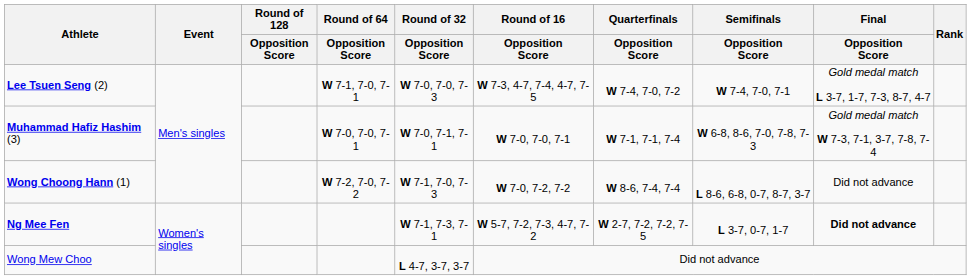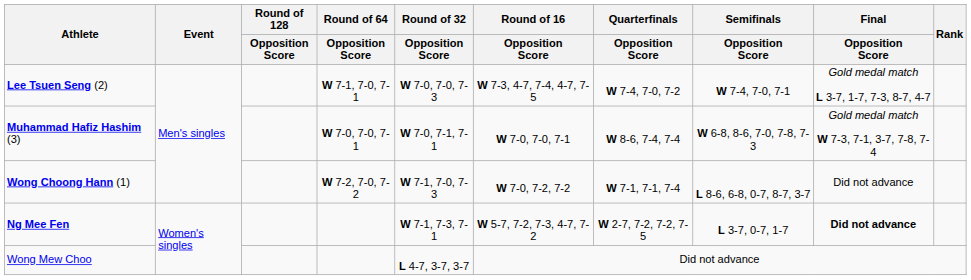(643, 140) W 7-1, 7-1, 7-4 -> (643, 140) W 8-6, 7-4, 7-4
(643, 188) W 8-6, 7-4, 7-4 -> (643, 188) W 7-1, 7-1, 7-4
